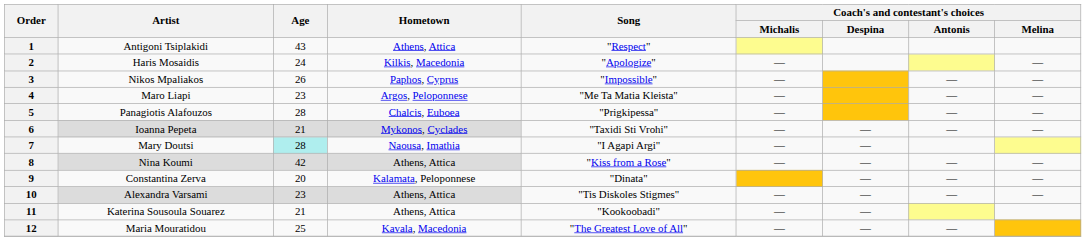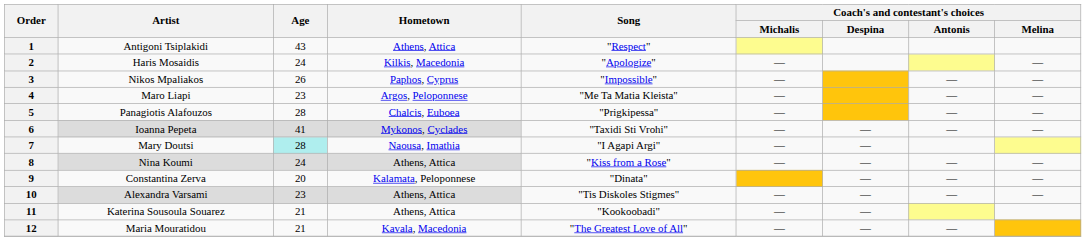(300, 129) 21 -> (300, 129) 41
(300, 162) 42 -> (300, 162) 24
(300, 228) 25 -> (300, 228) 21
